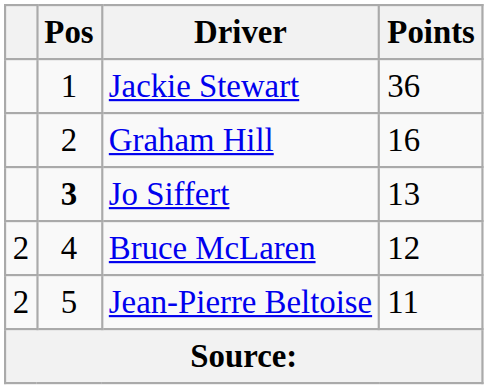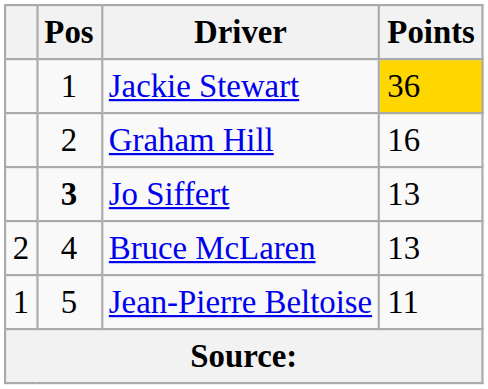(404, 85) no background -> (404, 85) gold background
(404, 248) 12 -> (404, 248) 13
(21, 302) 2 -> (21, 302) 1
